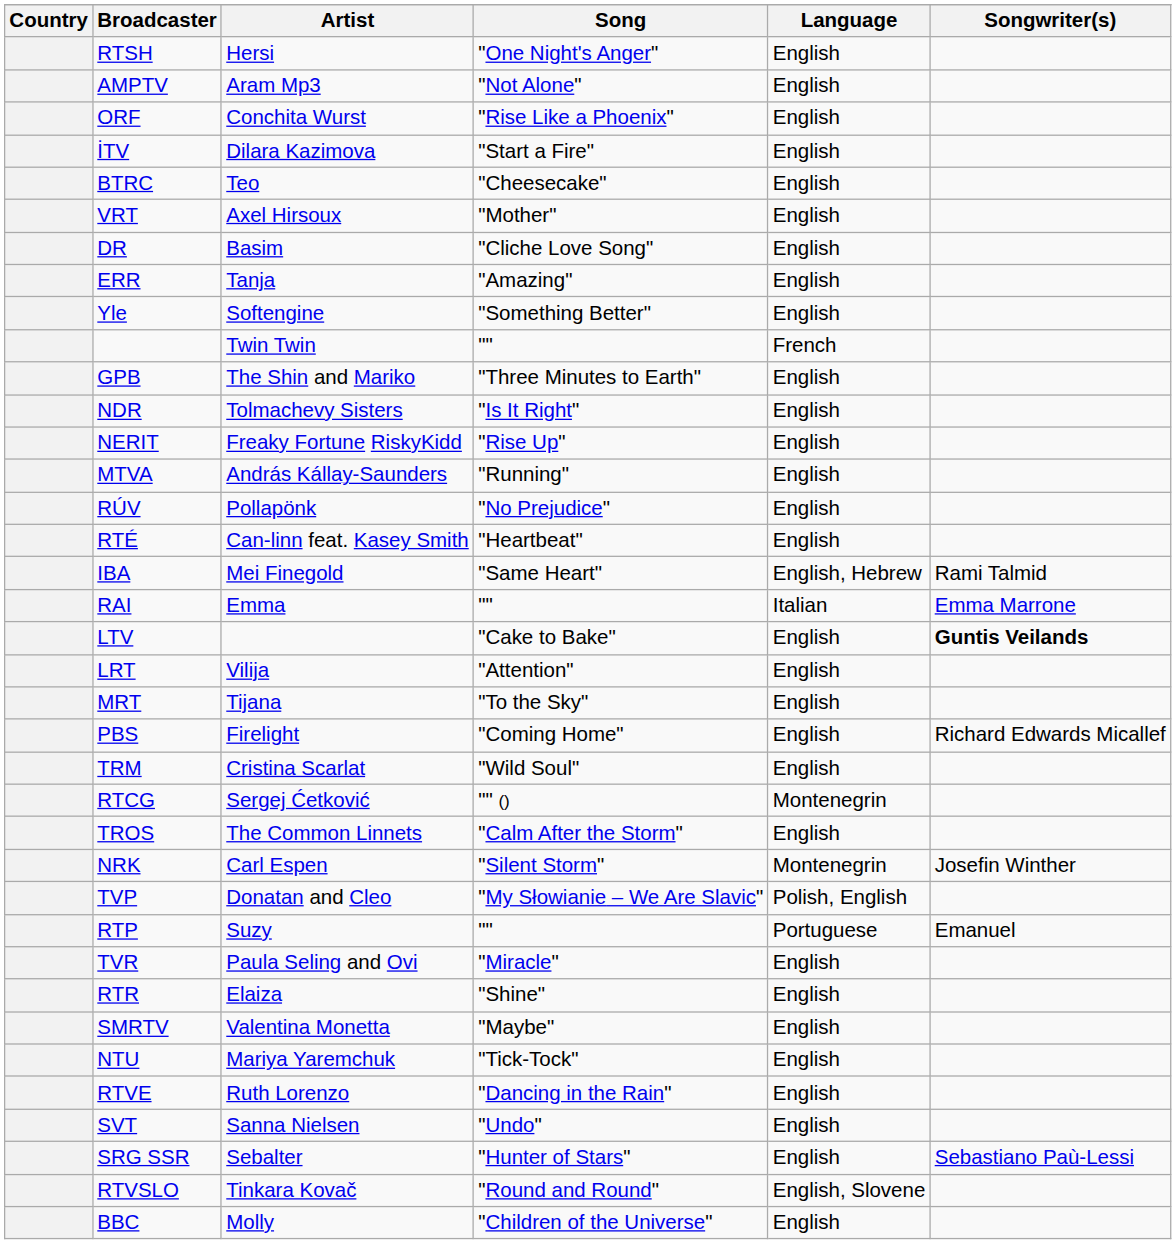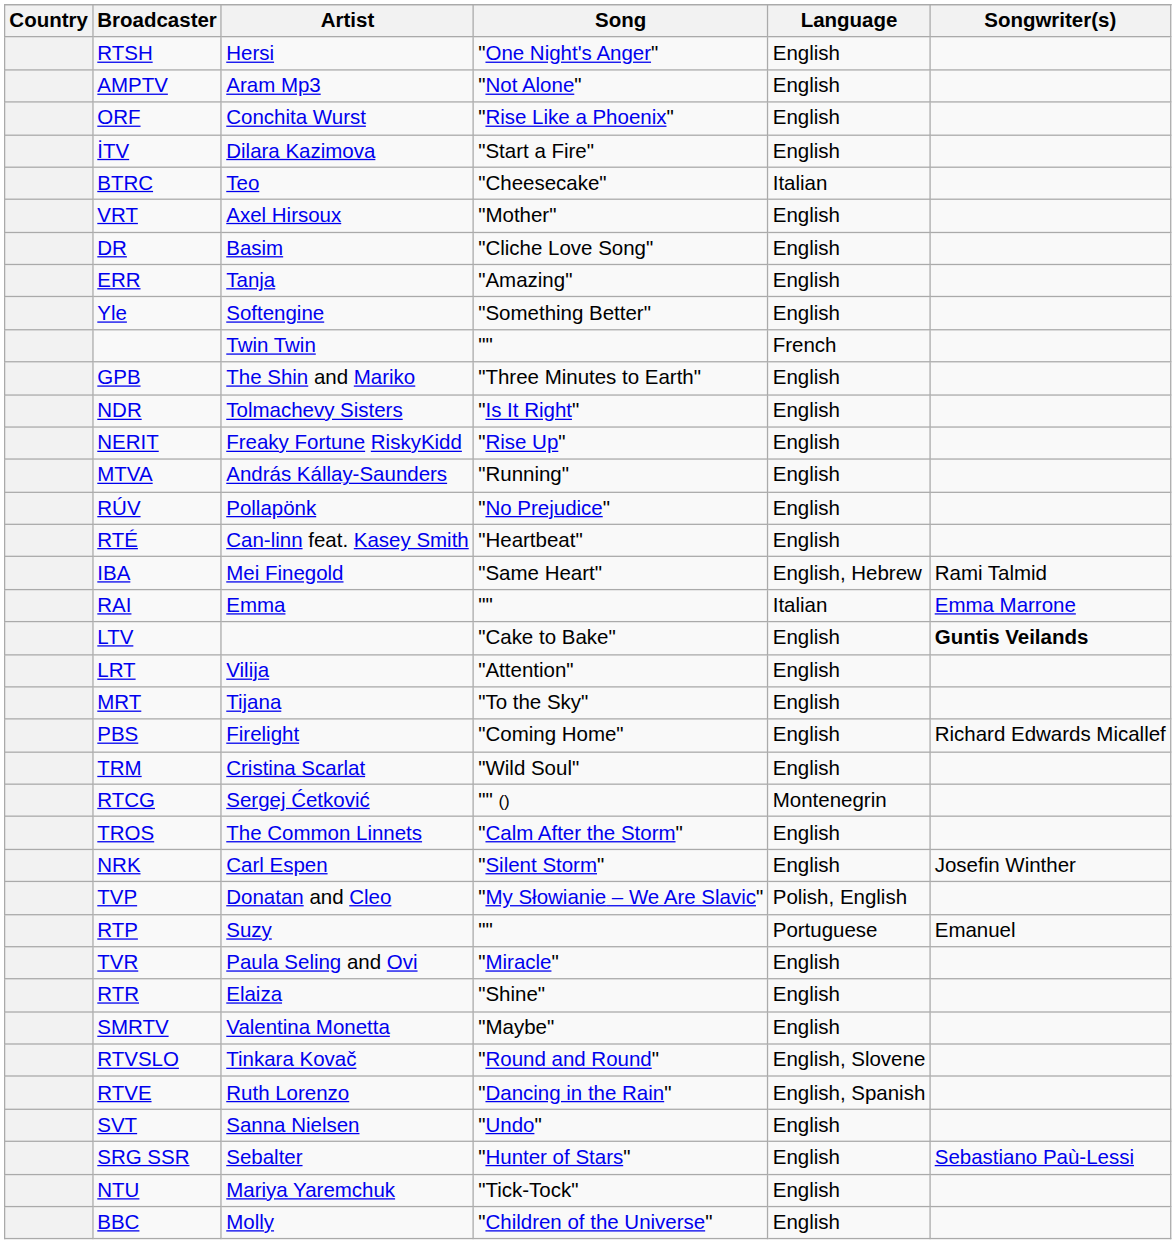(806, 183) English -> (800, 183) Italian
(830, 865) Montenegrin -> (806, 865) English
rows swapped: (138, 1190) <-> (118, 1060)
(806, 1092) English -> (849, 1092) English, Spanish
